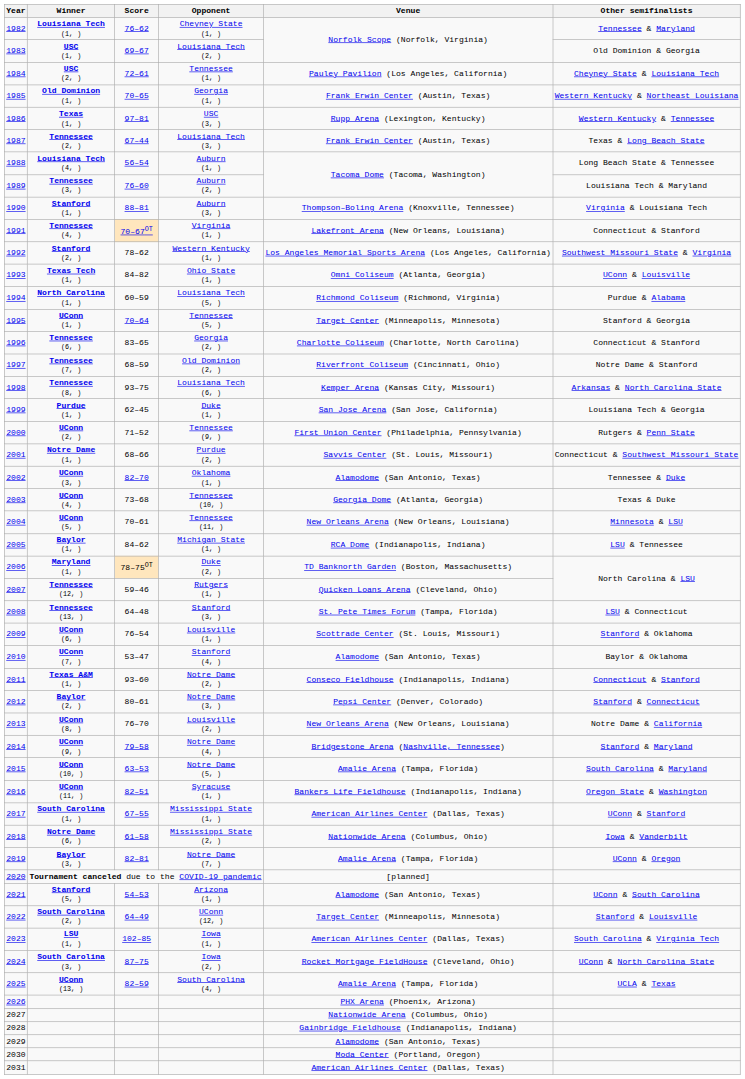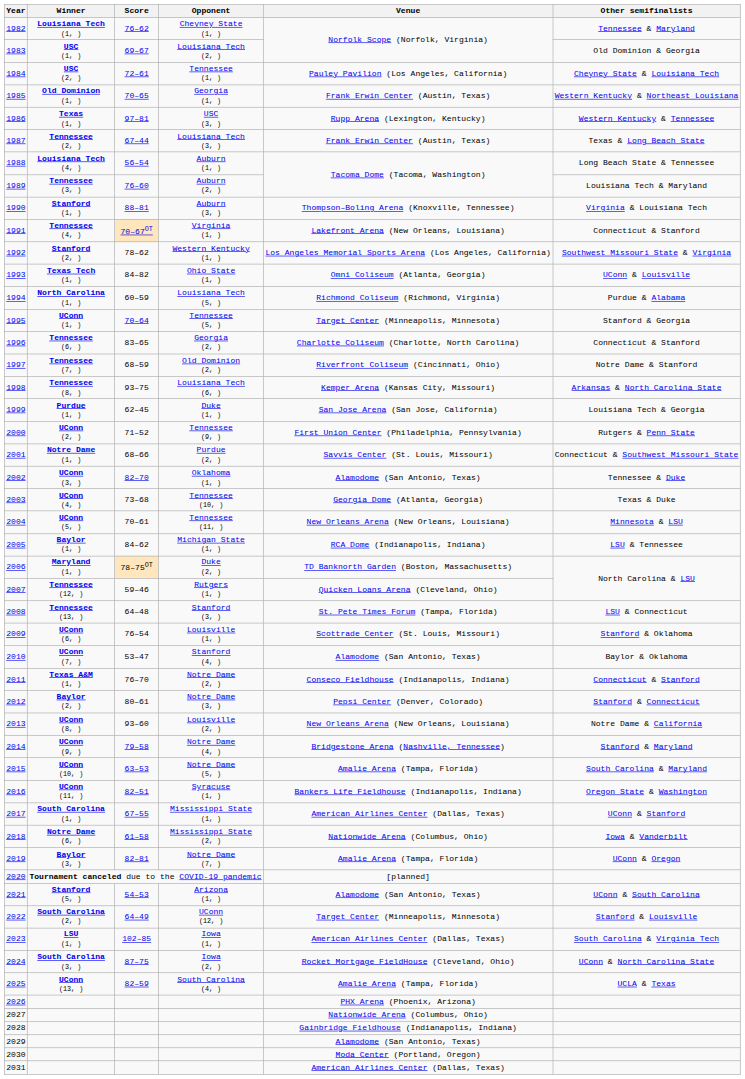(137, 679) 93–60 -> (137, 679) 76–70
(137, 724) 76–70 -> (137, 724) 93–60
